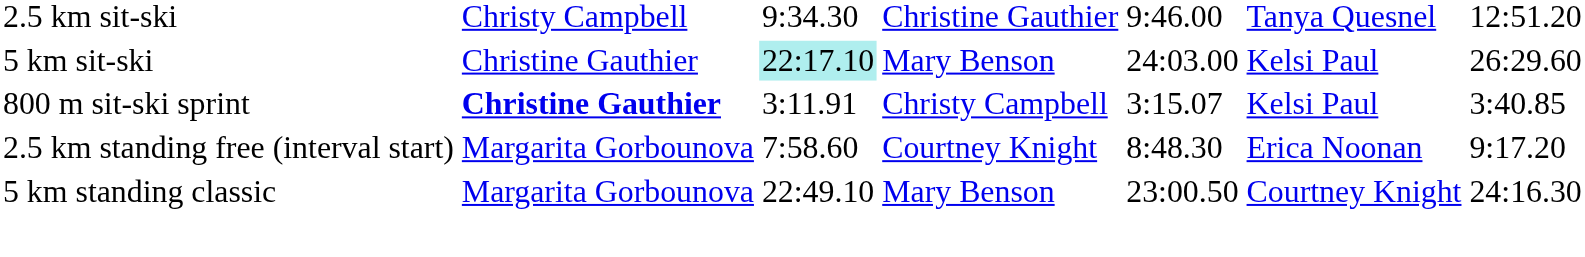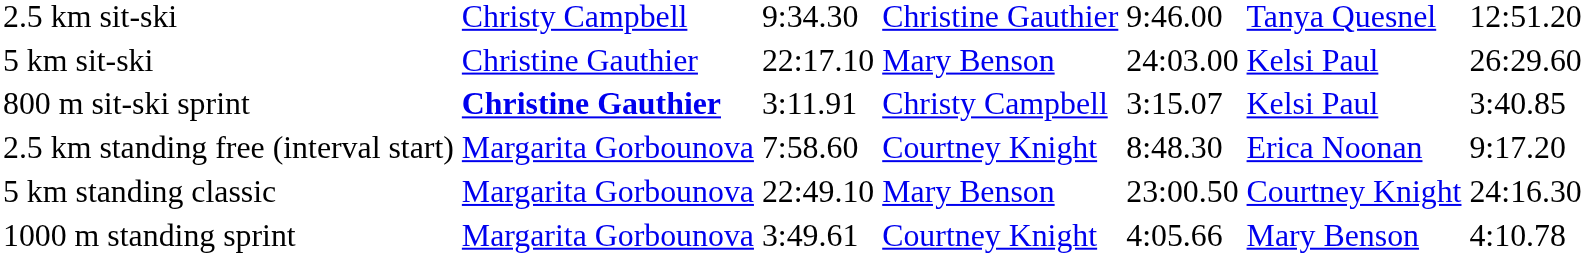(818, 60) paleturquoise background -> (818, 60) no background
+ row: (149, 235)
